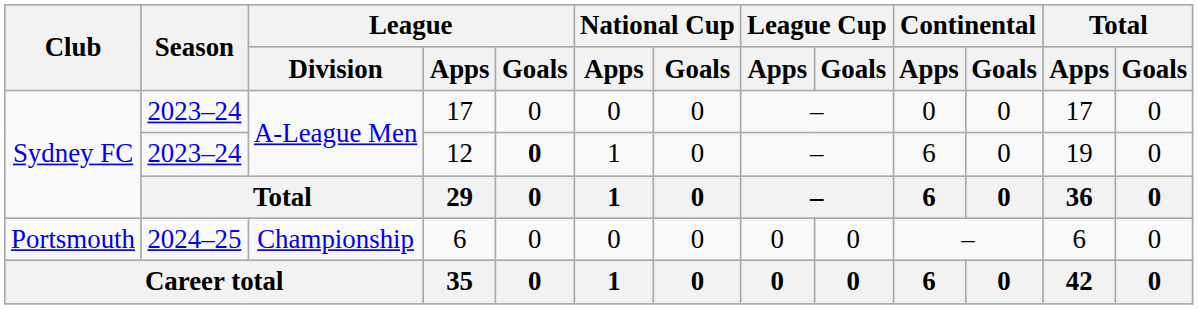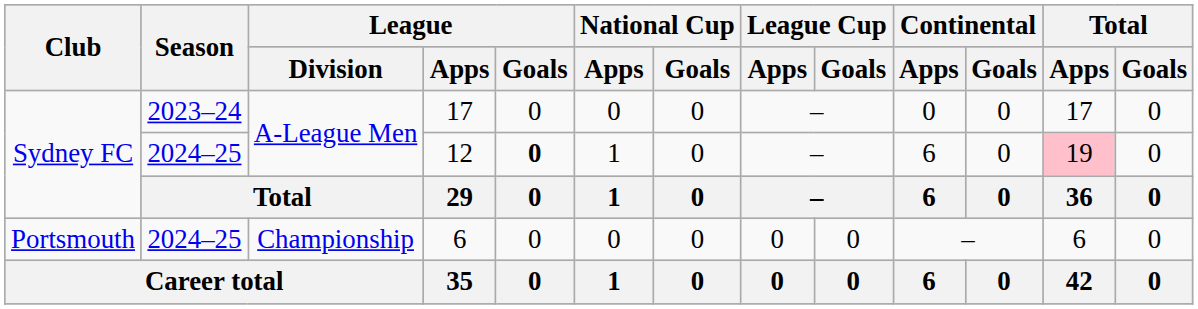(194, 153) 2023–24 -> (194, 153) 2024–25
(1079, 153) no background -> (1079, 153) pink background
